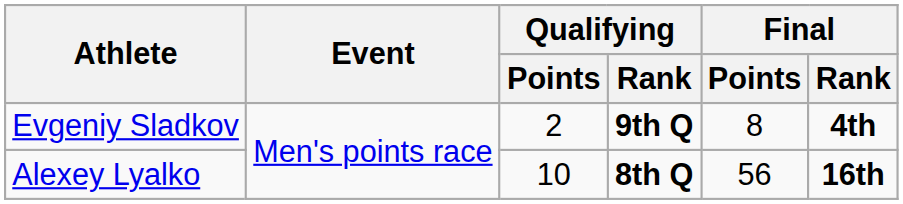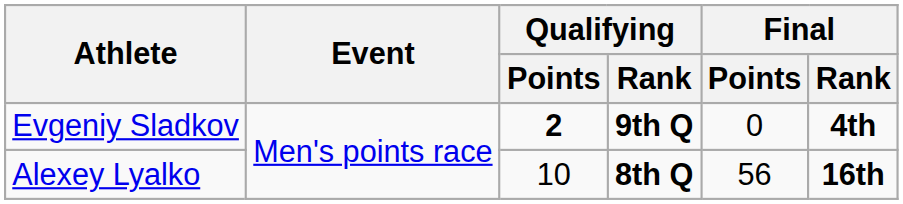(554, 127) normal -> (554, 127) bold
(755, 127) 8 -> (755, 127) 0
